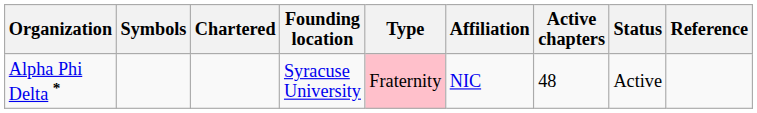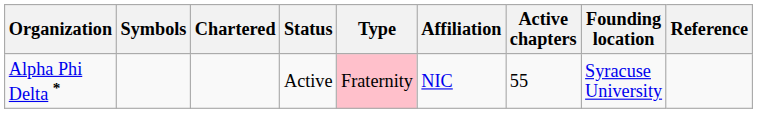columns swapped: (322, 29) <-> (638, 29)
(547, 81) 48 -> (519, 81) 55
